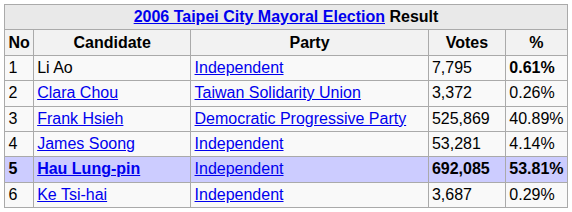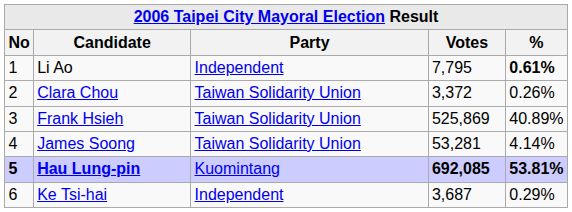(300, 118) Democratic Progressive Party -> (278, 118) Taiwan Solidarity Union
(239, 144) Independent -> (278, 144) Taiwan Solidarity Union
(239, 169) Independent -> (237, 169) Kuomintang
